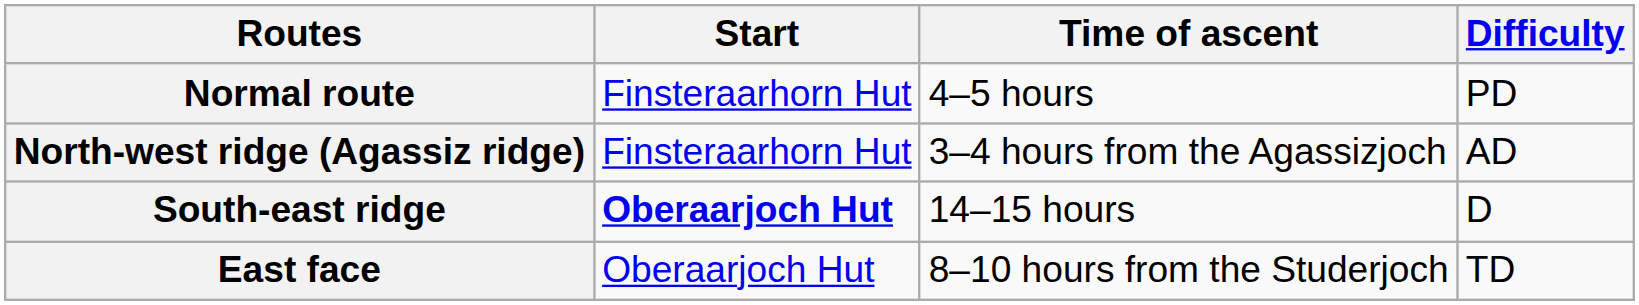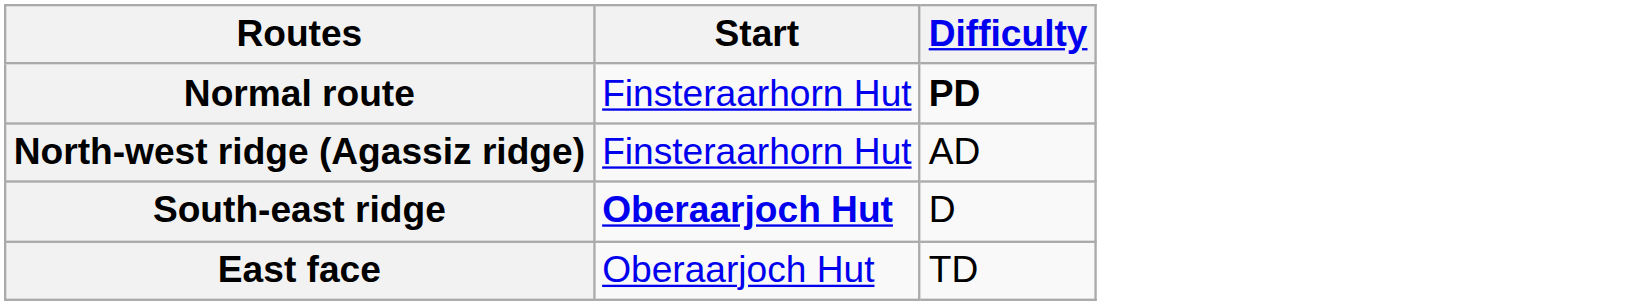- column: (1189, 33)
(1492, 92) normal -> (954, 92) bold
